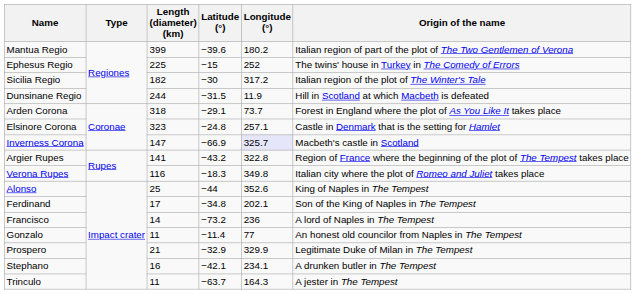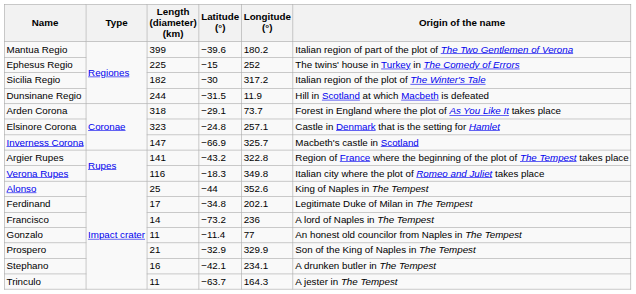(256, 142) lavender background -> (256, 142) no background
(385, 204) Son of the King of Naples in The Tempest -> (384, 204) Legitimate Duke of Milan in The Tempest
(384, 250) Legitimate Duke of Milan in The Tempest -> (385, 250) Son of the King of Naples in The Tempest
